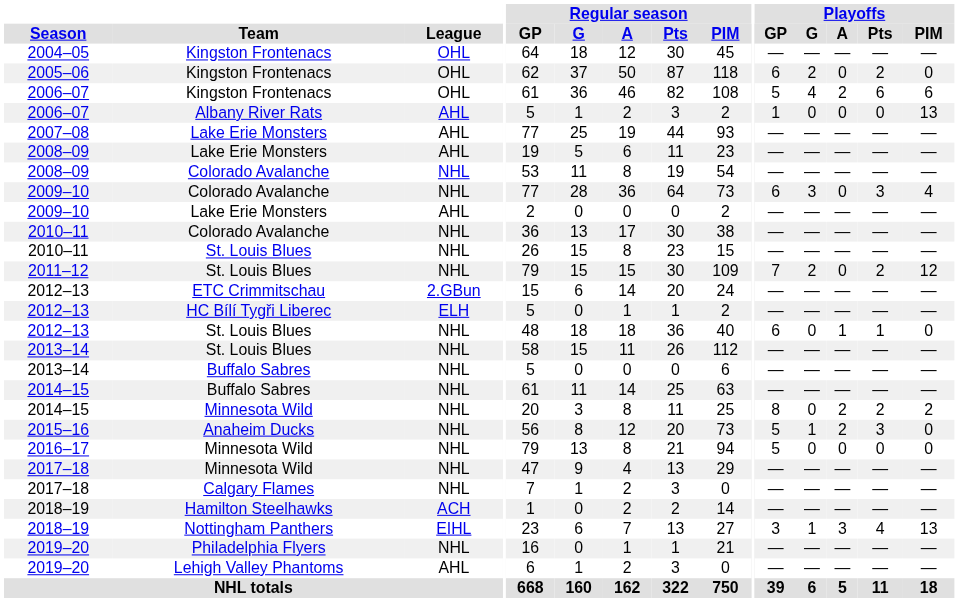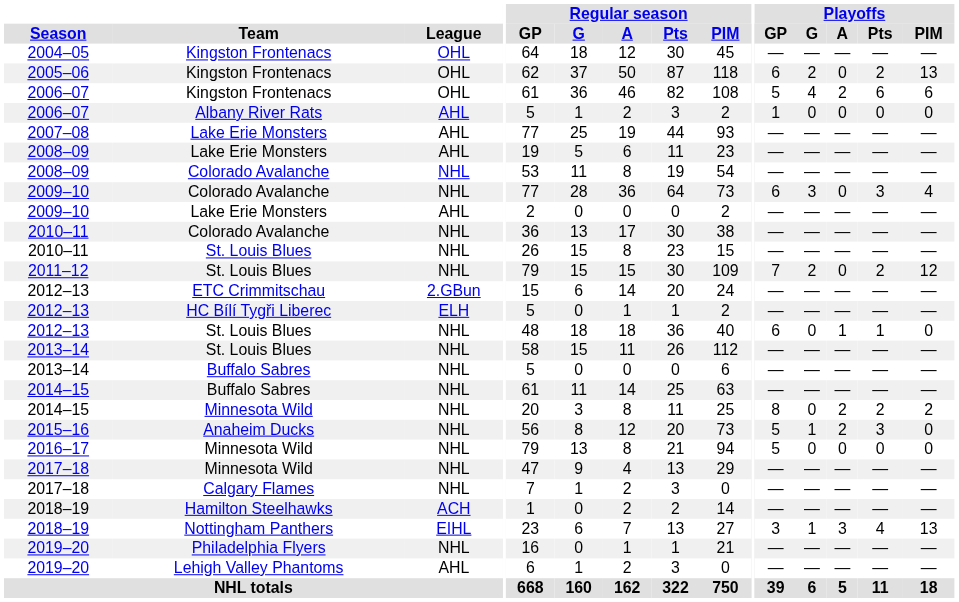(929, 73) 0 -> (929, 73) 13
(929, 112) 13 -> (929, 112) 0
